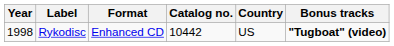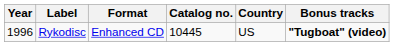(20, 32) 1998 -> (20, 32) 1996
(186, 32) 10442 -> (186, 32) 10445
